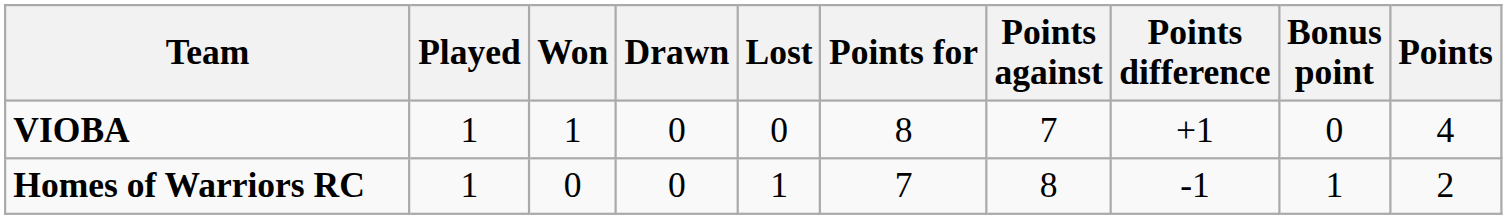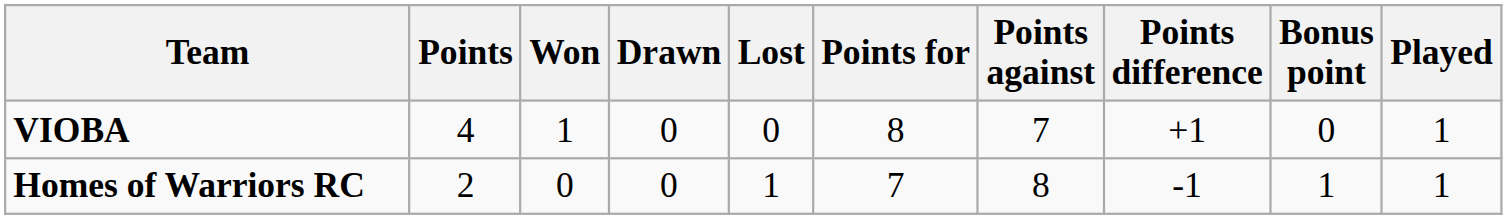columns swapped: (469, 52) <-> (1445, 52)
